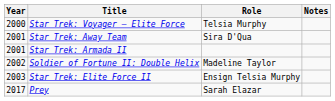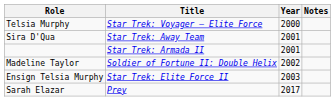columns swapped: (16, 11) <-> (252, 11)
